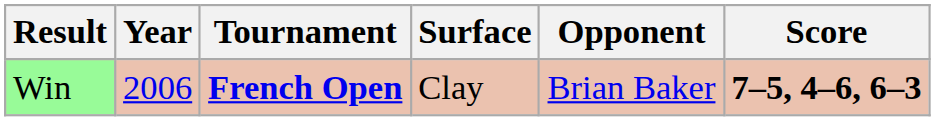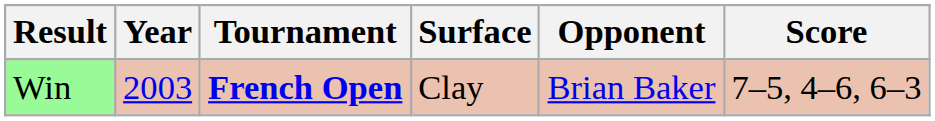(158, 86) 2006 -> (158, 86) 2003
(826, 86) bold -> (826, 86) normal
